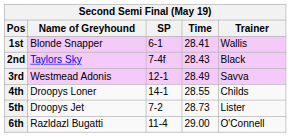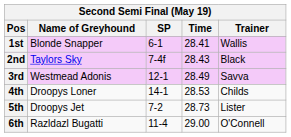(197, 92) 28.55 -> (197, 92) 28.53
